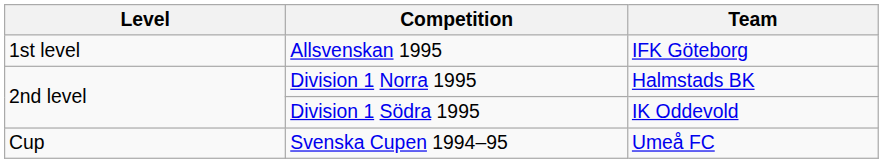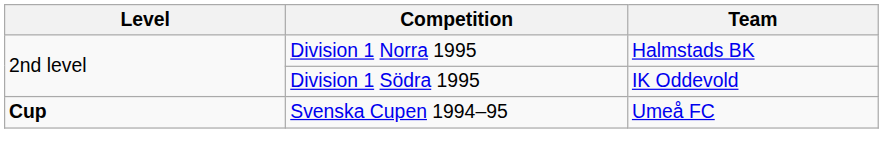- row: (366, 50)
(27, 142) normal -> (28, 111) bold
